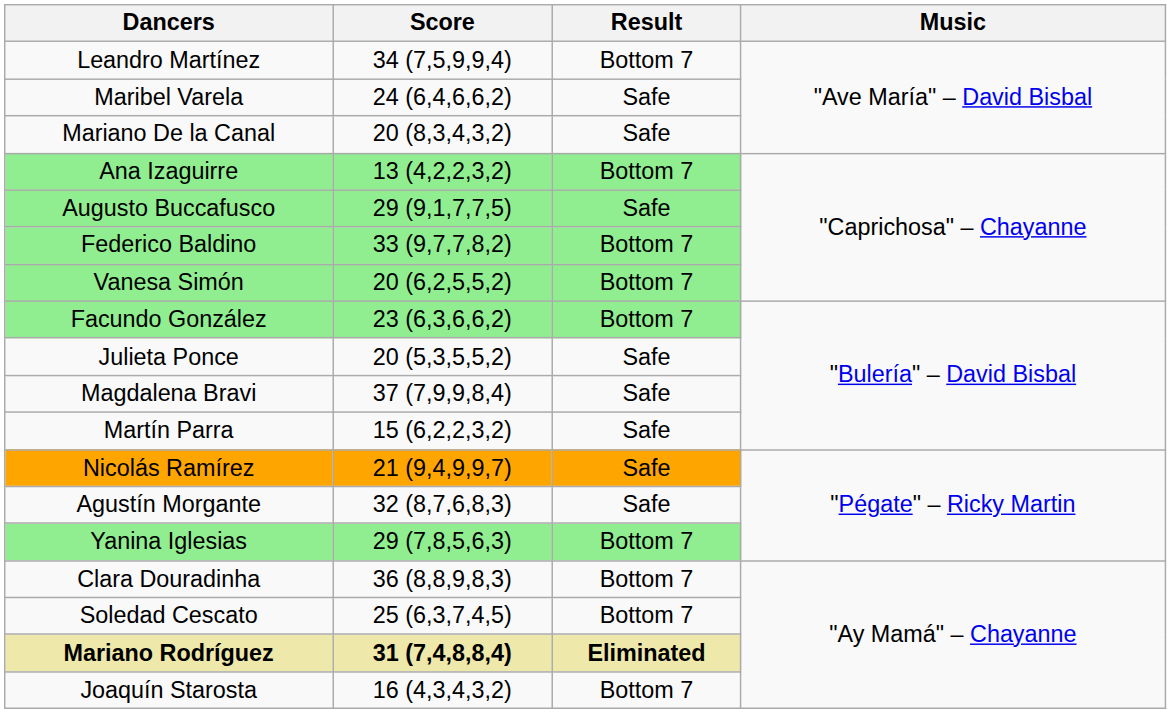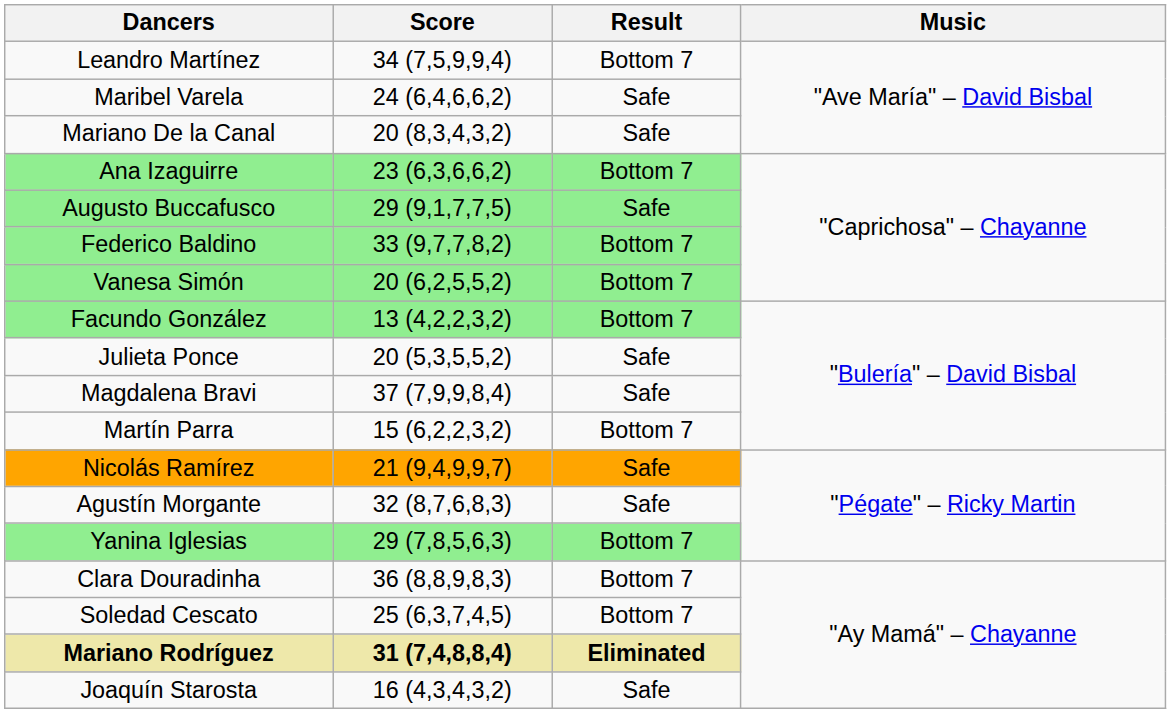(442, 171) 13 (4,2,2,3,2) -> (442, 171) 23 (6,3,6,6,2)
(442, 319) 23 (6,3,6,6,2) -> (442, 319) 13 (4,2,2,3,2)
(646, 430) Safe -> (646, 430) Bottom 7
(646, 689) Bottom 7 -> (646, 689) Safe
